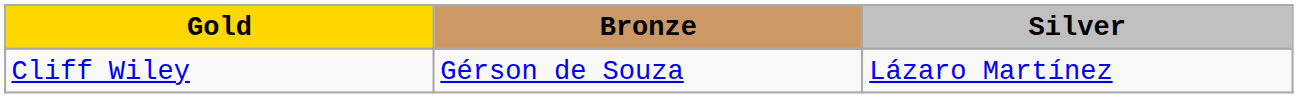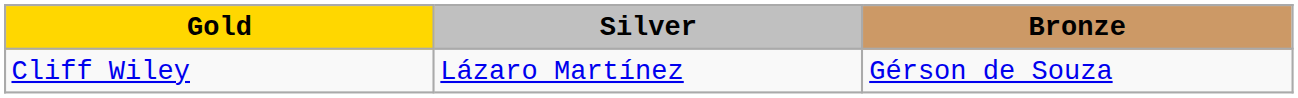columns swapped: (1077, 27) <-> (648, 27)
